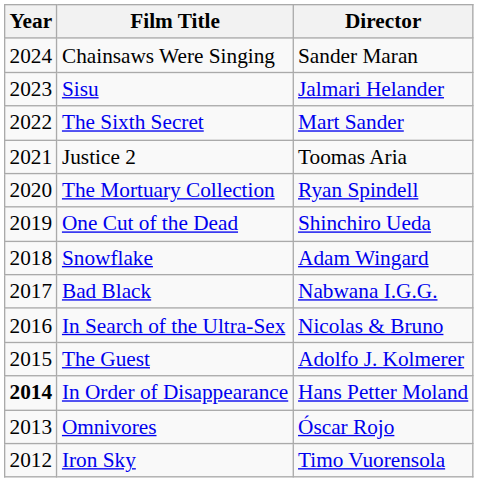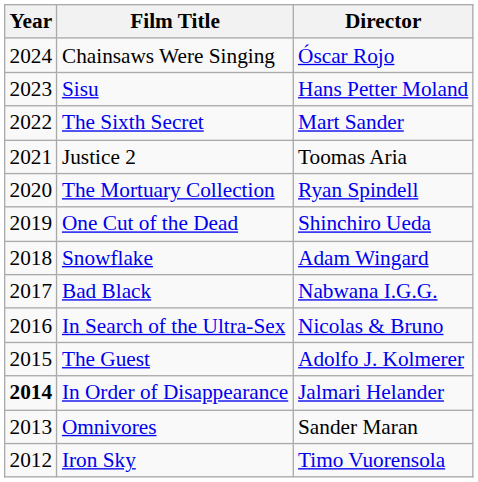(358, 55) Sander Maran -> (346, 55) Óscar Rojo
(371, 88) Jalmari Helander -> (383, 88) Hans Petter Moland
(383, 392) Hans Petter Moland -> (371, 392) Jalmari Helander
(346, 426) Óscar Rojo -> (358, 426) Sander Maran
